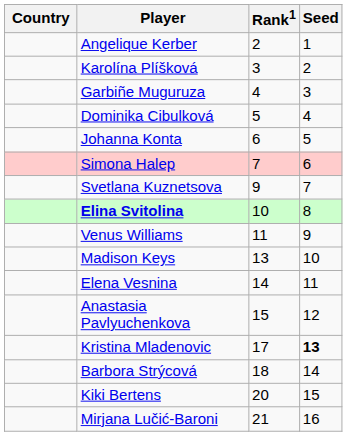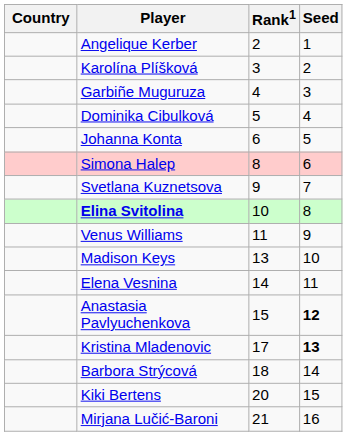(256, 163) 7 -> (256, 163) 8
(311, 315) normal -> (311, 315) bold
